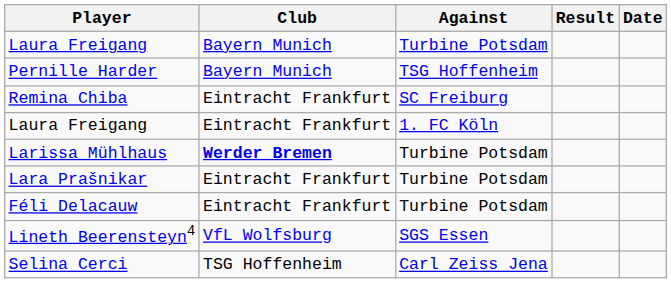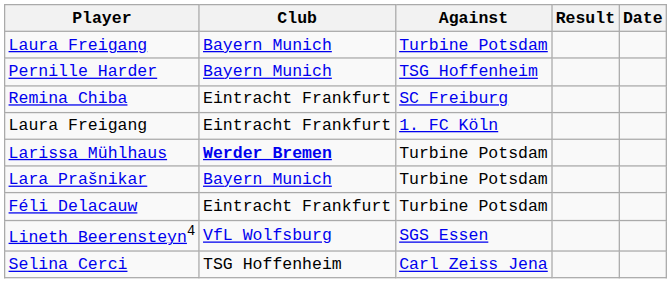(297, 180) Eintracht Frankfurt -> (267, 180) Bayern Munich
